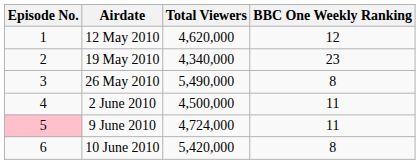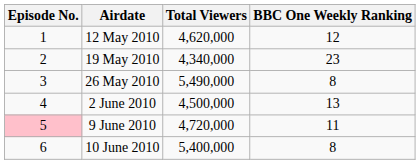(333, 103) 11 -> (333, 103) 13
(206, 125) 4,724,000 -> (206, 125) 4,720,000
(206, 147) 5,420,000 -> (206, 147) 5,400,000
